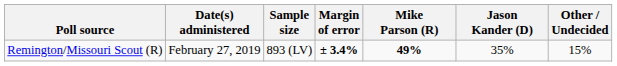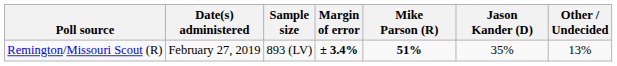(409, 50) 49% -> (409, 50) 51%
(580, 50) 15% -> (580, 50) 13%
